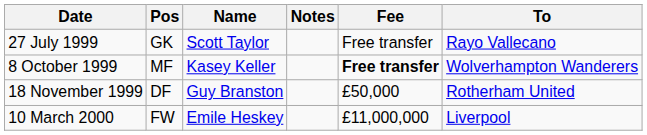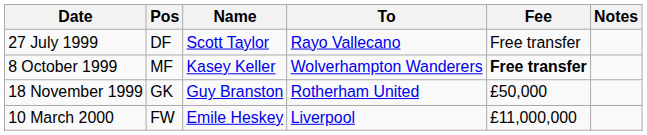columns swapped: (542, 17) <-> (313, 17)
(162, 42) GK -> (161, 42) DF
(161, 92) DF -> (162, 92) GK
